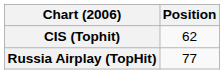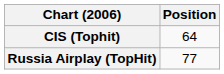(190, 36) 62 -> (190, 36) 64
